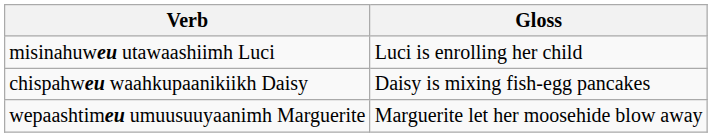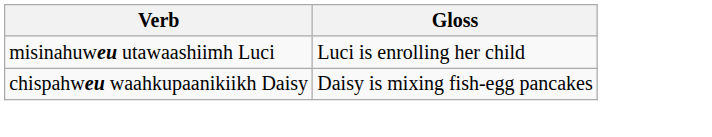- row: (187, 115)
